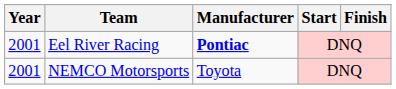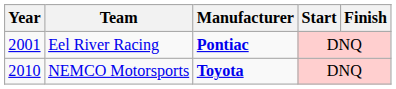(24, 71) 2001 -> (24, 71) 2010
(219, 71) normal -> (220, 71) bold
